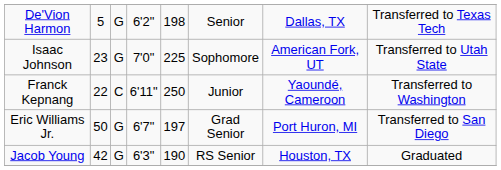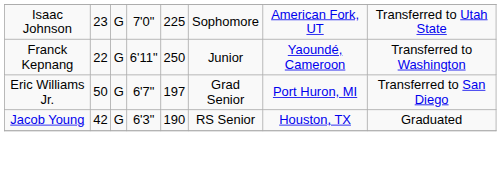- row: (47, 22)
(119, 92) C -> (119, 57) G
